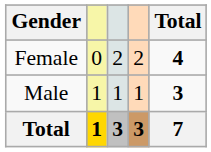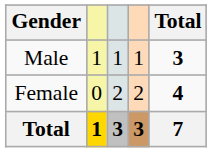rows swapped: (46, 93) <-> (46, 57)
